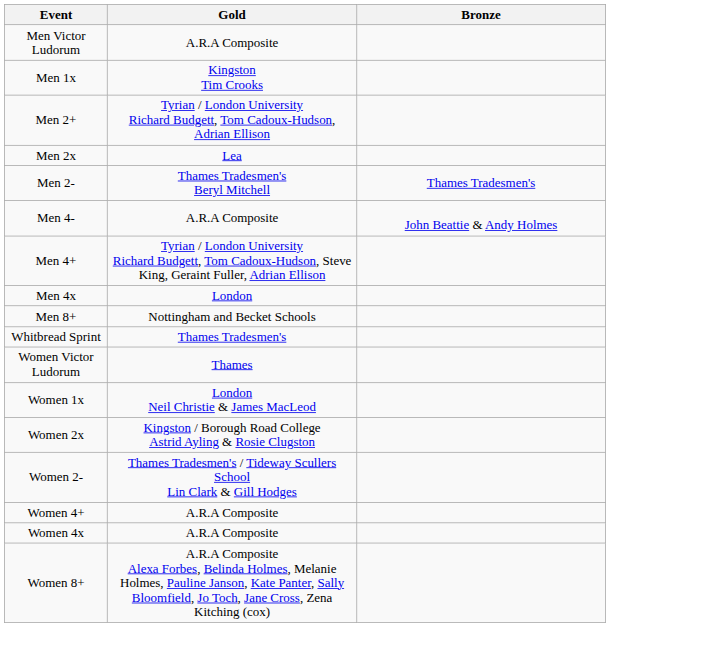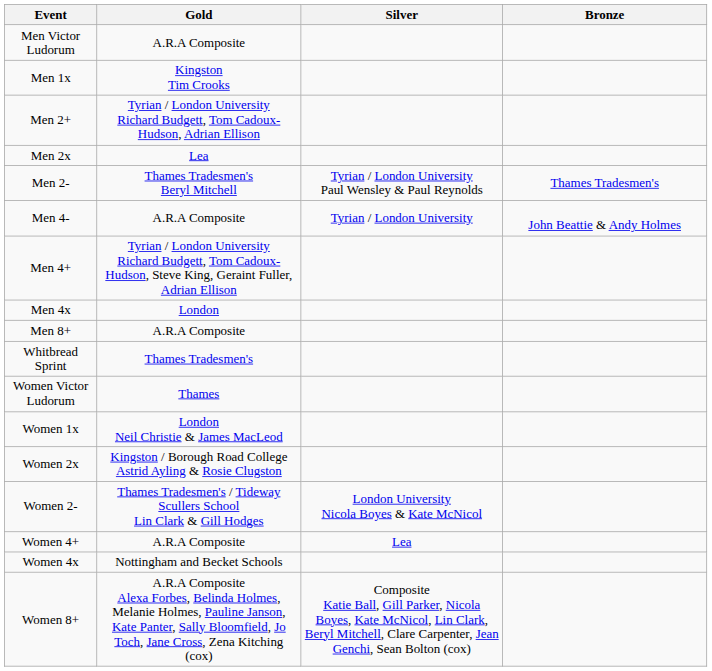+ column: (402, 14)
(232, 316) Nottingham and Becket Schools -> (199, 330) A.R.A Composite
(232, 533) A.R.A Composite -> (199, 562) Nottingham and Becket Schools
